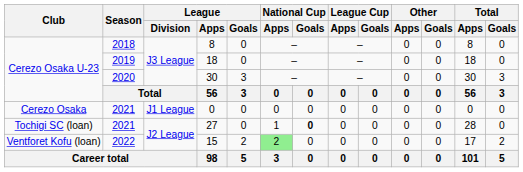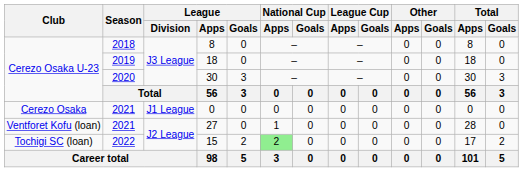(54, 126) Tochigi SC (loan) -> (54, 126) Ventforet Kofu (loan)
(310, 126) bold -> (310, 126) normal
(54, 142) Ventforet Kofu (loan) -> (54, 142) Tochigi SC (loan)
